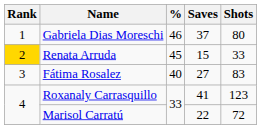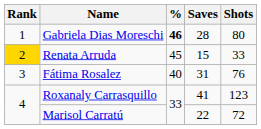(176, 34) normal -> (176, 34) bold
(203, 34) 37 -> (203, 34) 28
(203, 74) 27 -> (203, 74) 31
(238, 74) 83 -> (238, 74) 76
